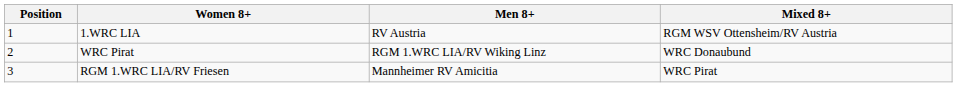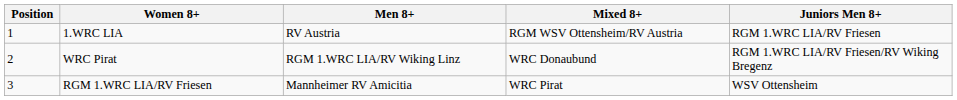+ column: (841, 14)
